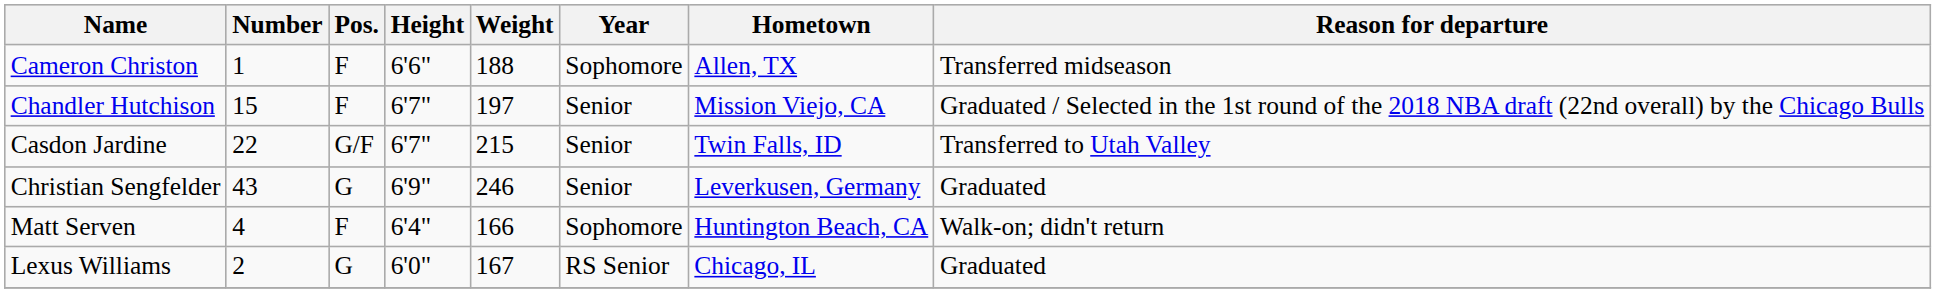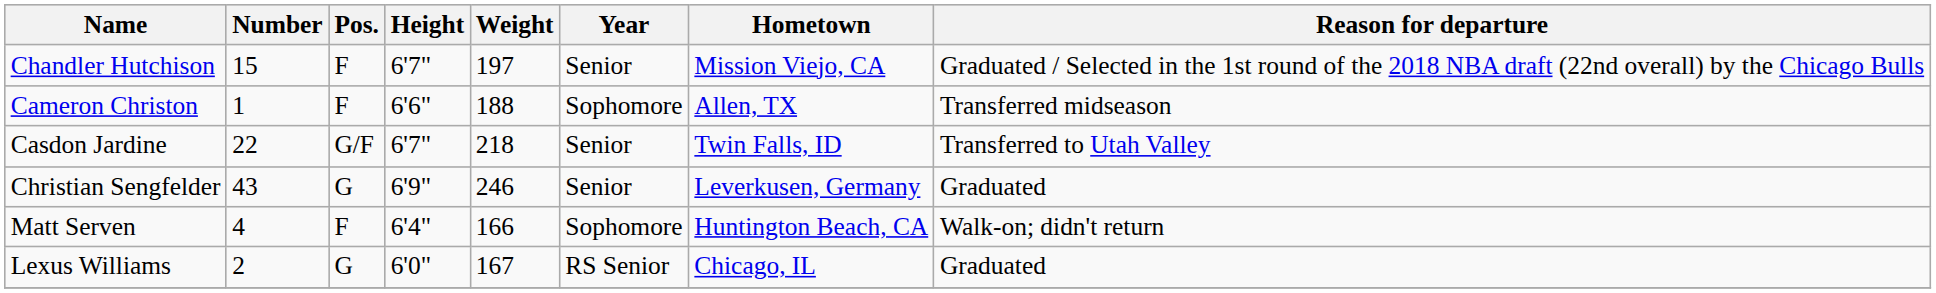rows swapped: (113, 105) <-> (104, 65)
(495, 145) 215 -> (495, 145) 218
